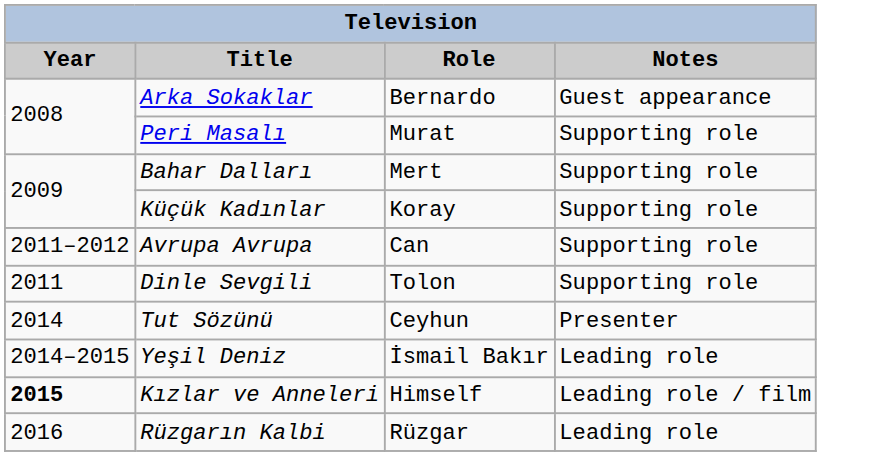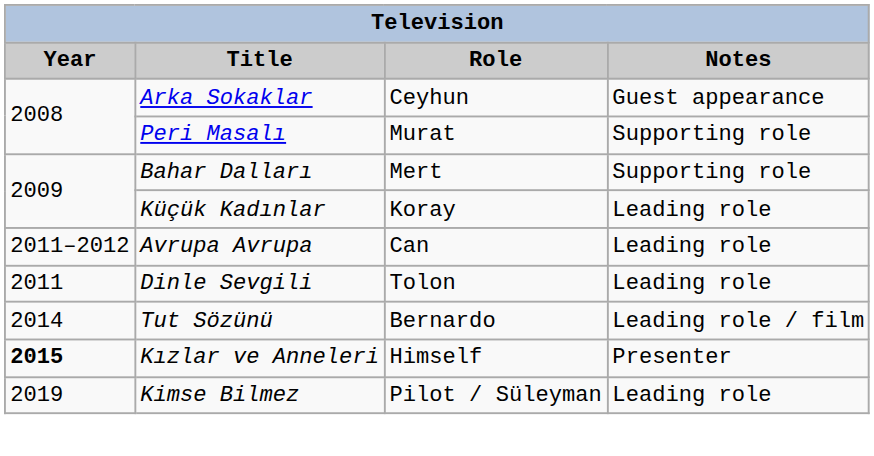(443, 98) Bernardo -> (429, 98) Ceyhun
(659, 209) Supporting role -> (692, 209) Leading role
(659, 246) Supporting role -> (692, 246) Leading role
(659, 283) Supporting role -> (692, 283) Leading role
(429, 320) Ceyhun -> (443, 320) Bernardo
(619, 320) Presenter -> (738, 320) Leading role / film
- row: (213, 358)
(685, 395) Leading role / film -> (672, 358) Presenter
- row: (233, 432)
+ row: (220, 395)
